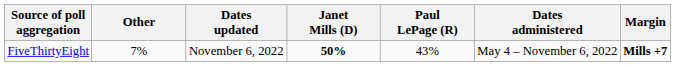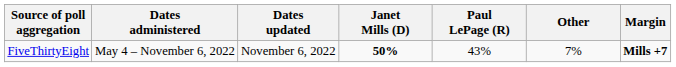columns swapped: (547, 22) <-> (139, 22)
